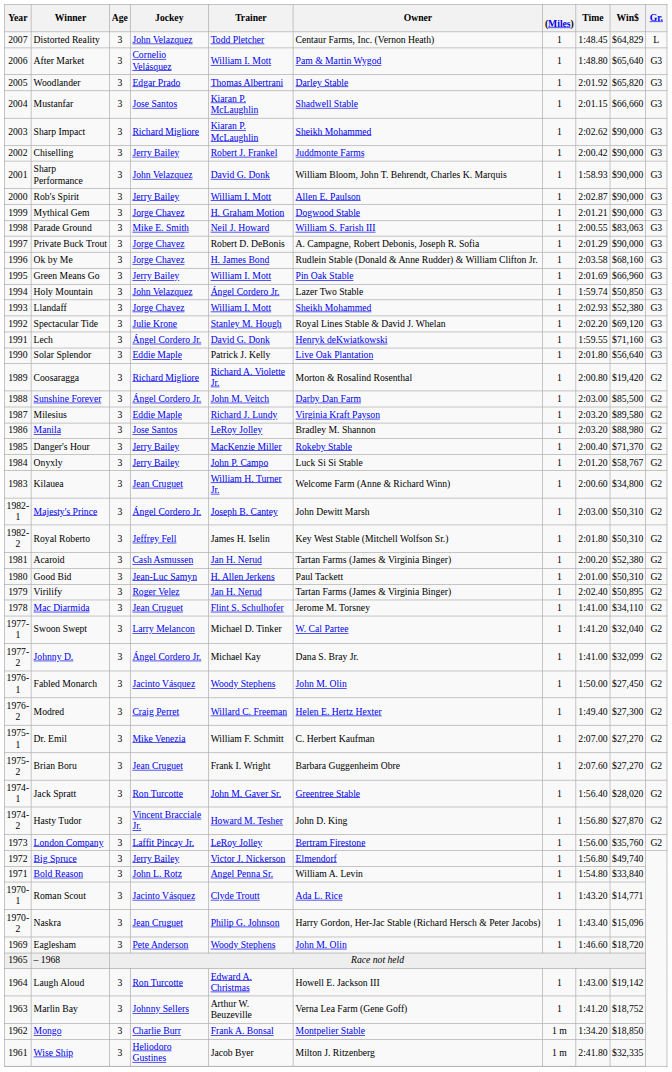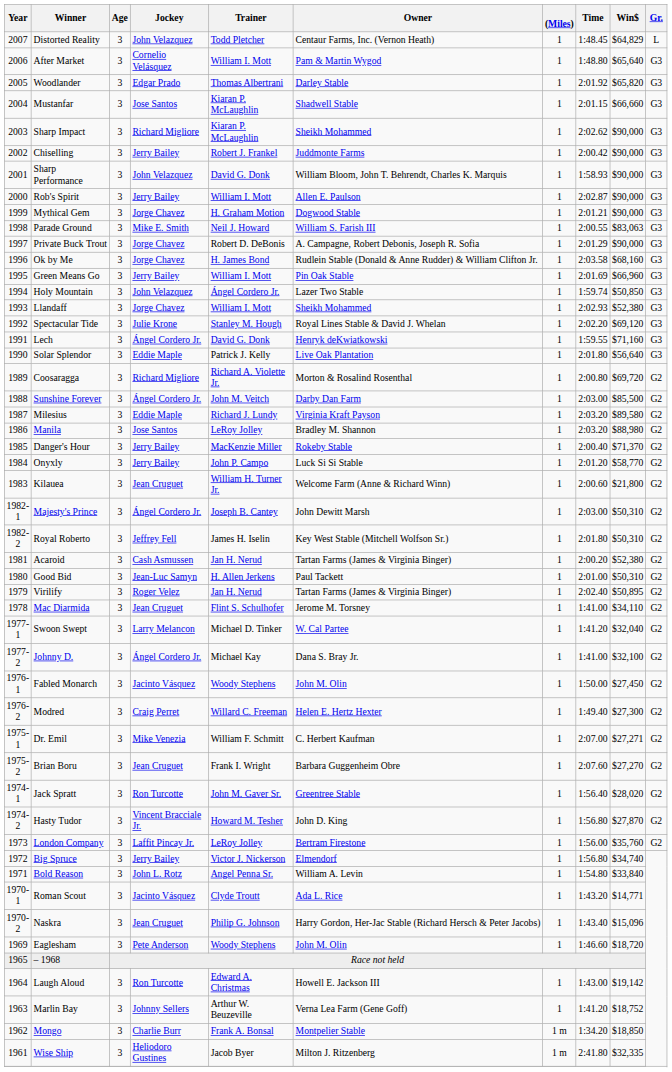(628, 377) $19,420 -> (628, 377) $69,720
(628, 463) $58,767 -> (628, 463) $58,770
(628, 484) $34,800 -> (628, 484) $21,800
(628, 657) $32,099 -> (628, 657) $32,100
(628, 739) $27,270 -> (628, 739) $27,271
(628, 858) $49,740 -> (628, 858) $34,740
